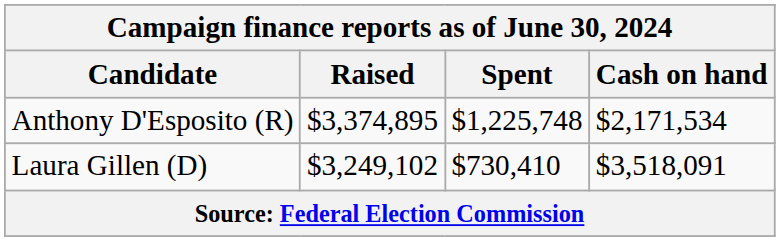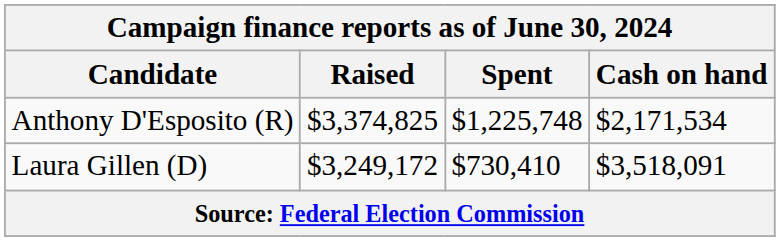(372, 119) $3,374,895 -> (372, 119) $3,374,825
(372, 166) $3,249,102 -> (372, 166) $3,249,172
